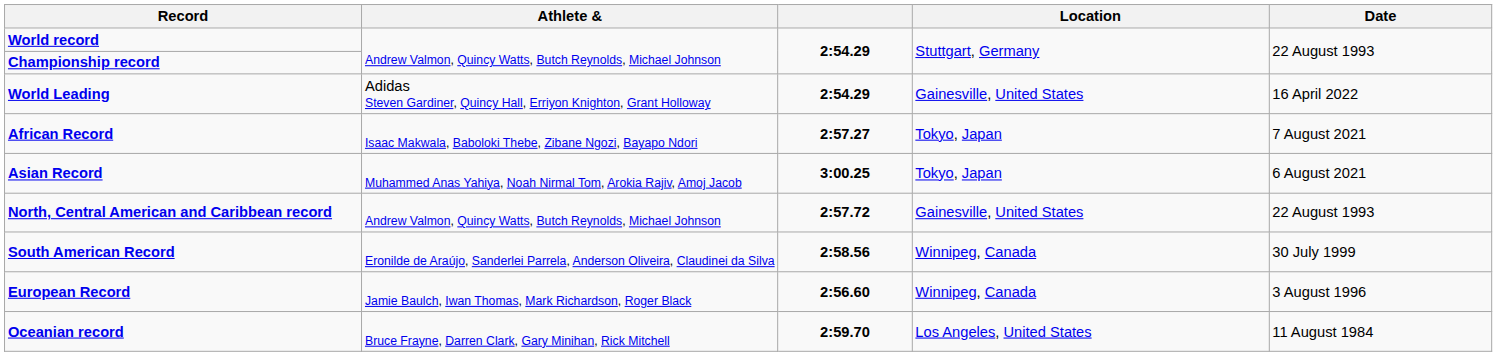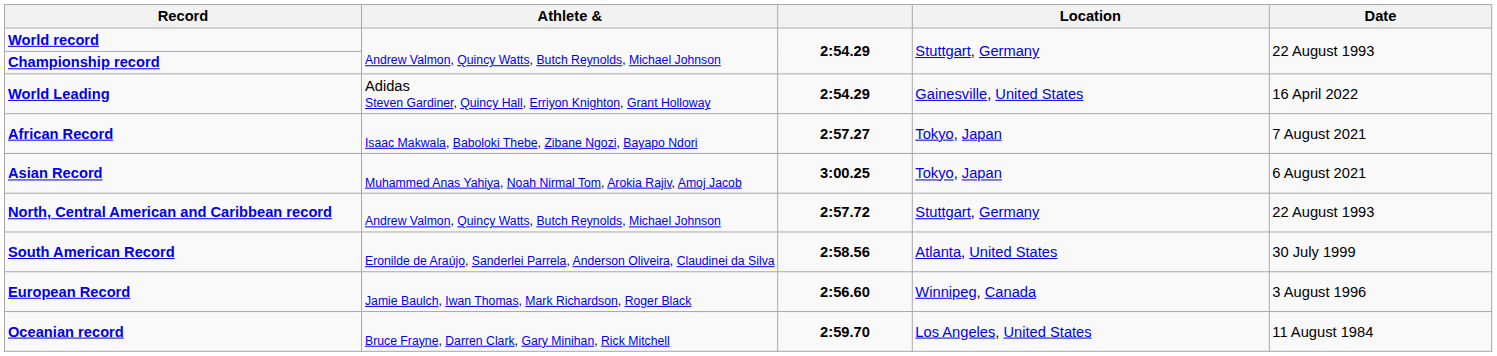(999, 213) Gainesville, United States -> (977, 213) Stuttgart, Germany
(976, 252) Winnipeg, Canada -> (986, 252) Atlanta, United States
